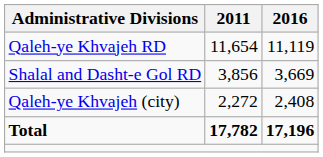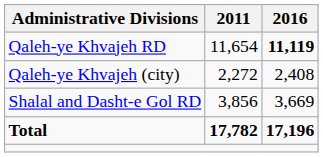(291, 46) normal -> (291, 46) bold
rows swapped: (105, 74) <-> (94, 102)
